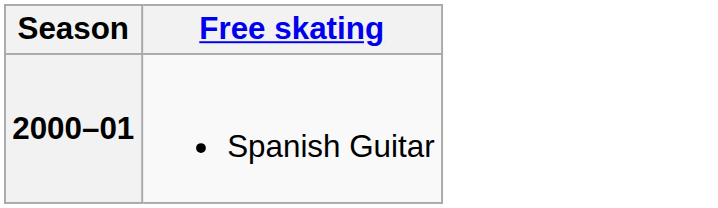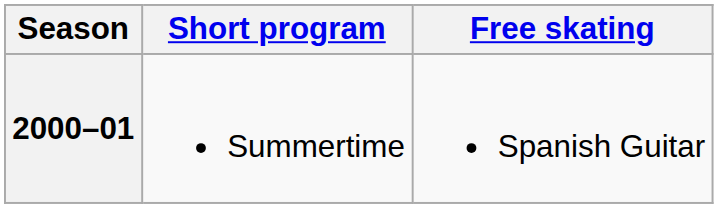+ column: (277, 29)
